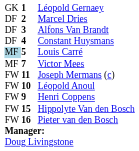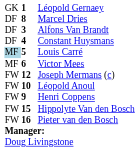(24, 19) 2 -> (24, 19) 8
(24, 63) 7 -> (24, 63) 6
(26, 75) 11 -> (26, 75) 12
